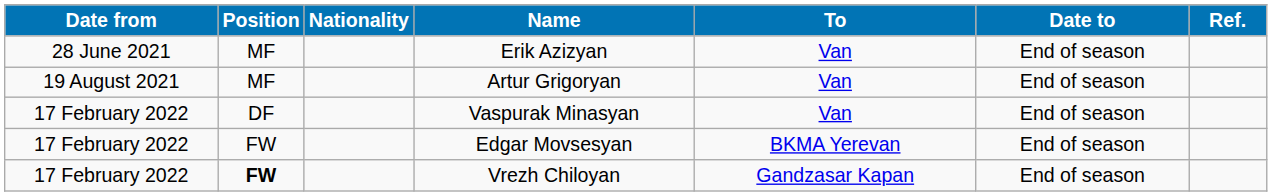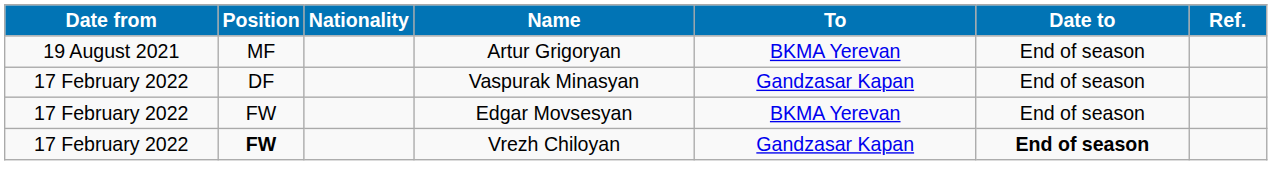- row: (554, 51)
(835, 82) Van -> (835, 51) BKMA Yerevan
(835, 113) Van -> (835, 82) Gandzasar Kapan
(1082, 175) normal -> (1082, 144) bold
